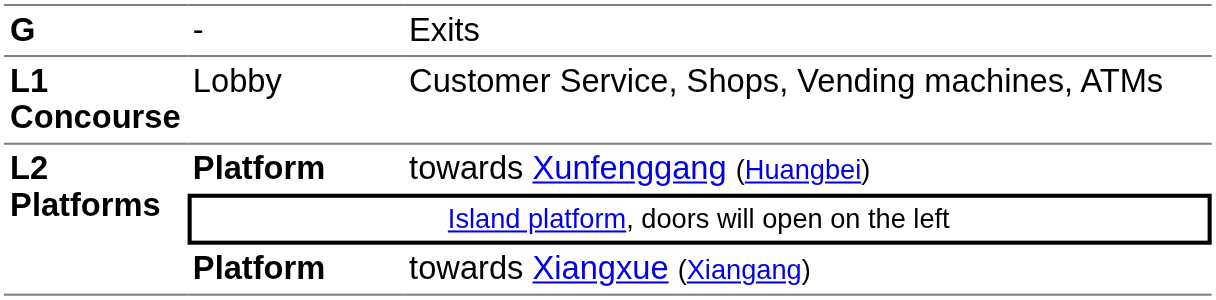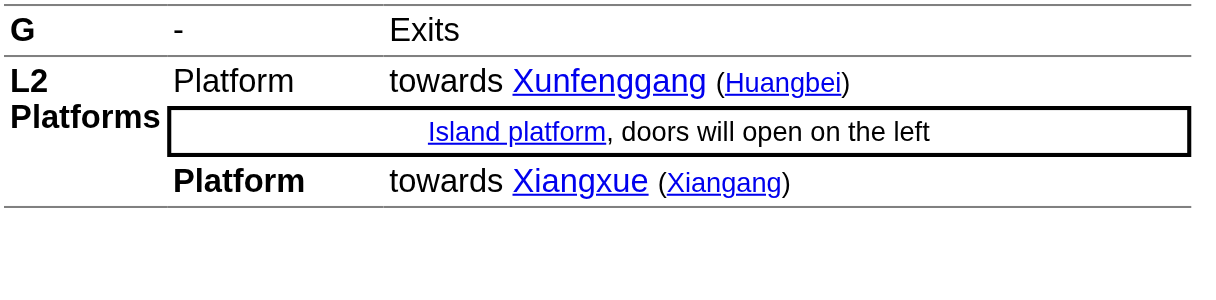- row: (786, 80)
(259, 168) bold -> (234, 80) normal
